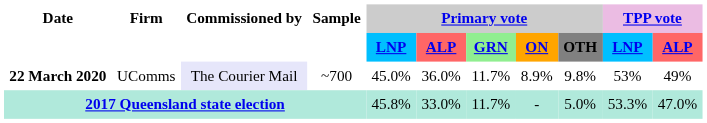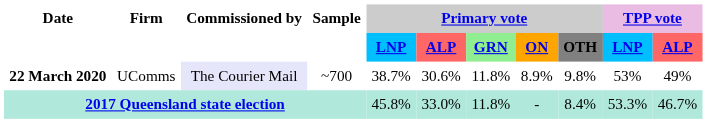(391, 75) 45.0% -> (391, 75) 38.7%
(441, 75) 36.0% -> (441, 75) 30.6%
(491, 75) 11.7% -> (491, 75) 11.8%
(491, 104) 11.7% -> (491, 104) 11.8%
(580, 104) 5.0% -> (580, 104) 8.4%
(677, 104) 47.0% -> (677, 104) 46.7%
